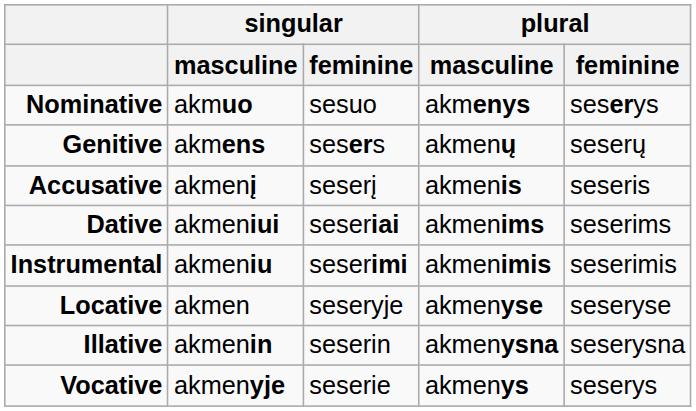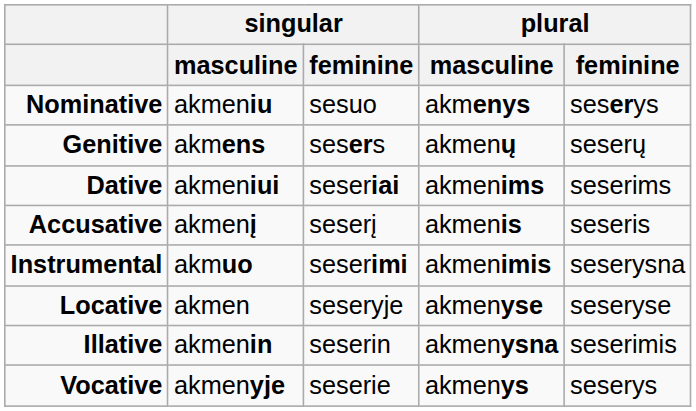(213, 104) akmuo -> (223, 104) akmeniu
rows swapped: (124, 225) <-> (96, 184)
(223, 265) akmeniu -> (213, 265) akmuo
(623, 265) seserimis -> (628, 265) seserysna
(628, 345) seserysna -> (623, 345) seserimis
